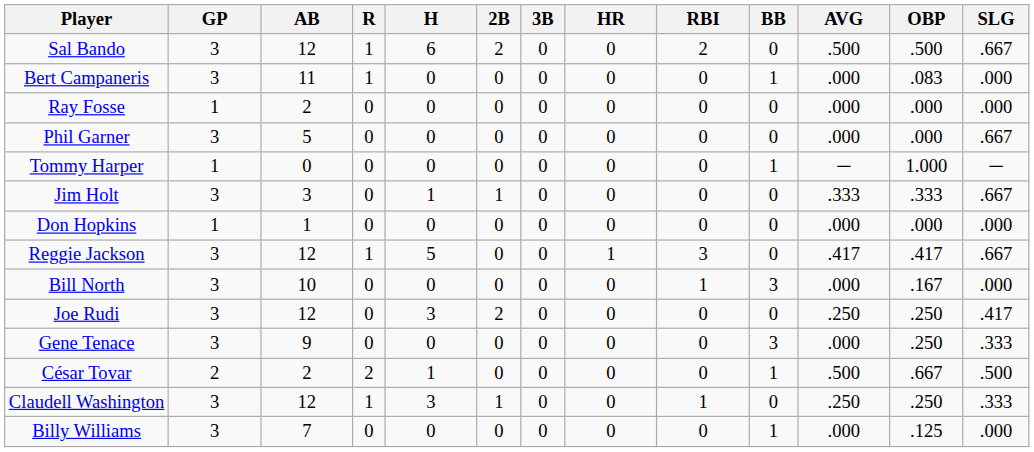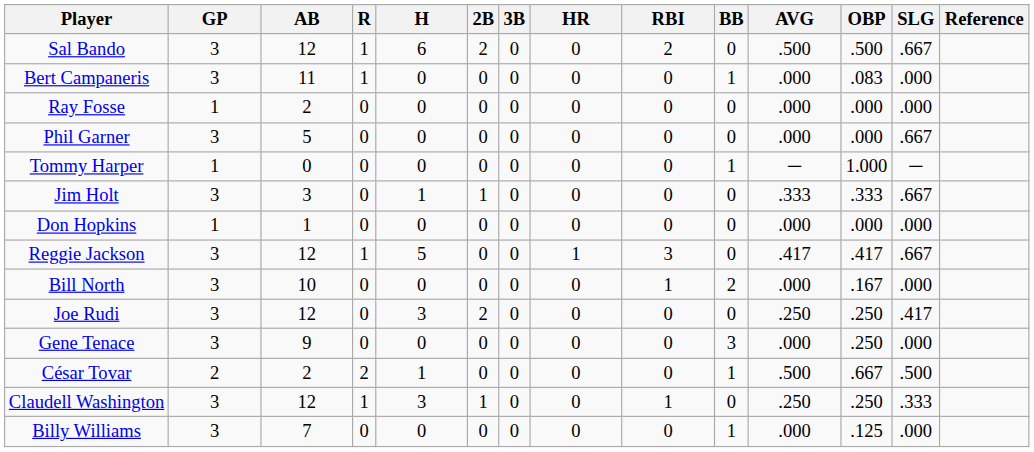+ column: (984, 19)
(773, 284) 3 -> (731, 284) 2
(996, 343) .333 -> (916, 343) .000
